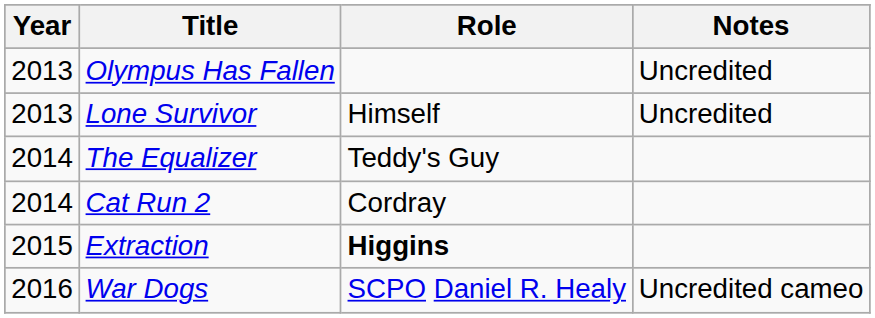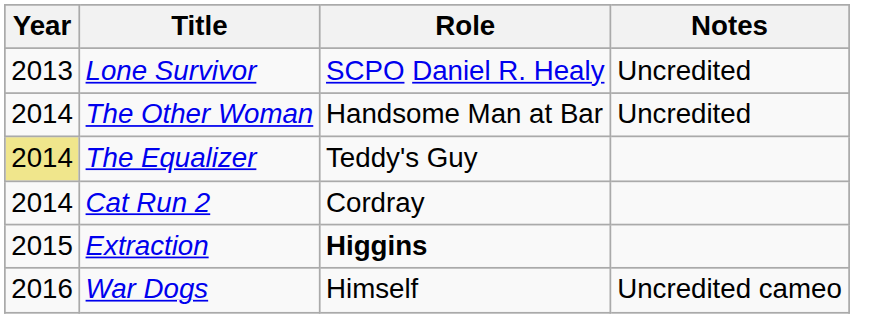- row: (210, 70)
(394, 114) Himself -> (465, 70) SCPO Daniel R. Healy
+ row: (199, 114)
(42, 158) no background -> (42, 158) khaki background
(487, 289) SCPO Daniel R. Healy -> (372, 289) Himself
